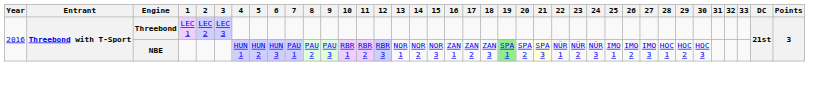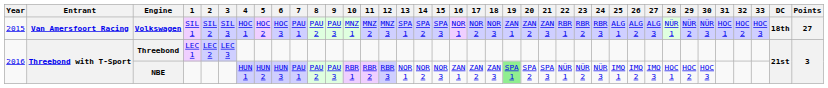+ row: (158, 28)
(543, 50) lightyellow background -> (547, 72) no background
